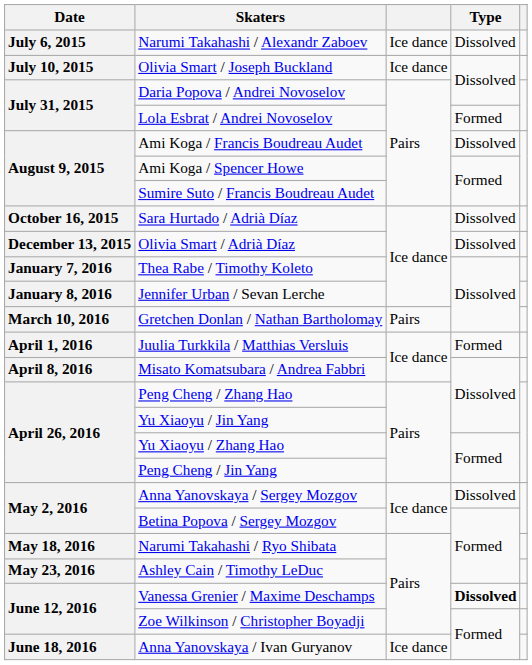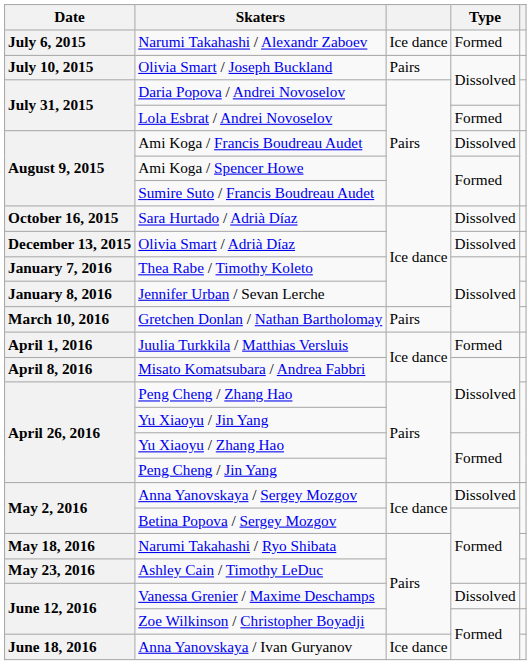(485, 42) Dissolved -> (478, 42) Formed
(418, 67) Ice dance -> (405, 67) Pairs
(486, 596) bold -> (485, 596) normal
